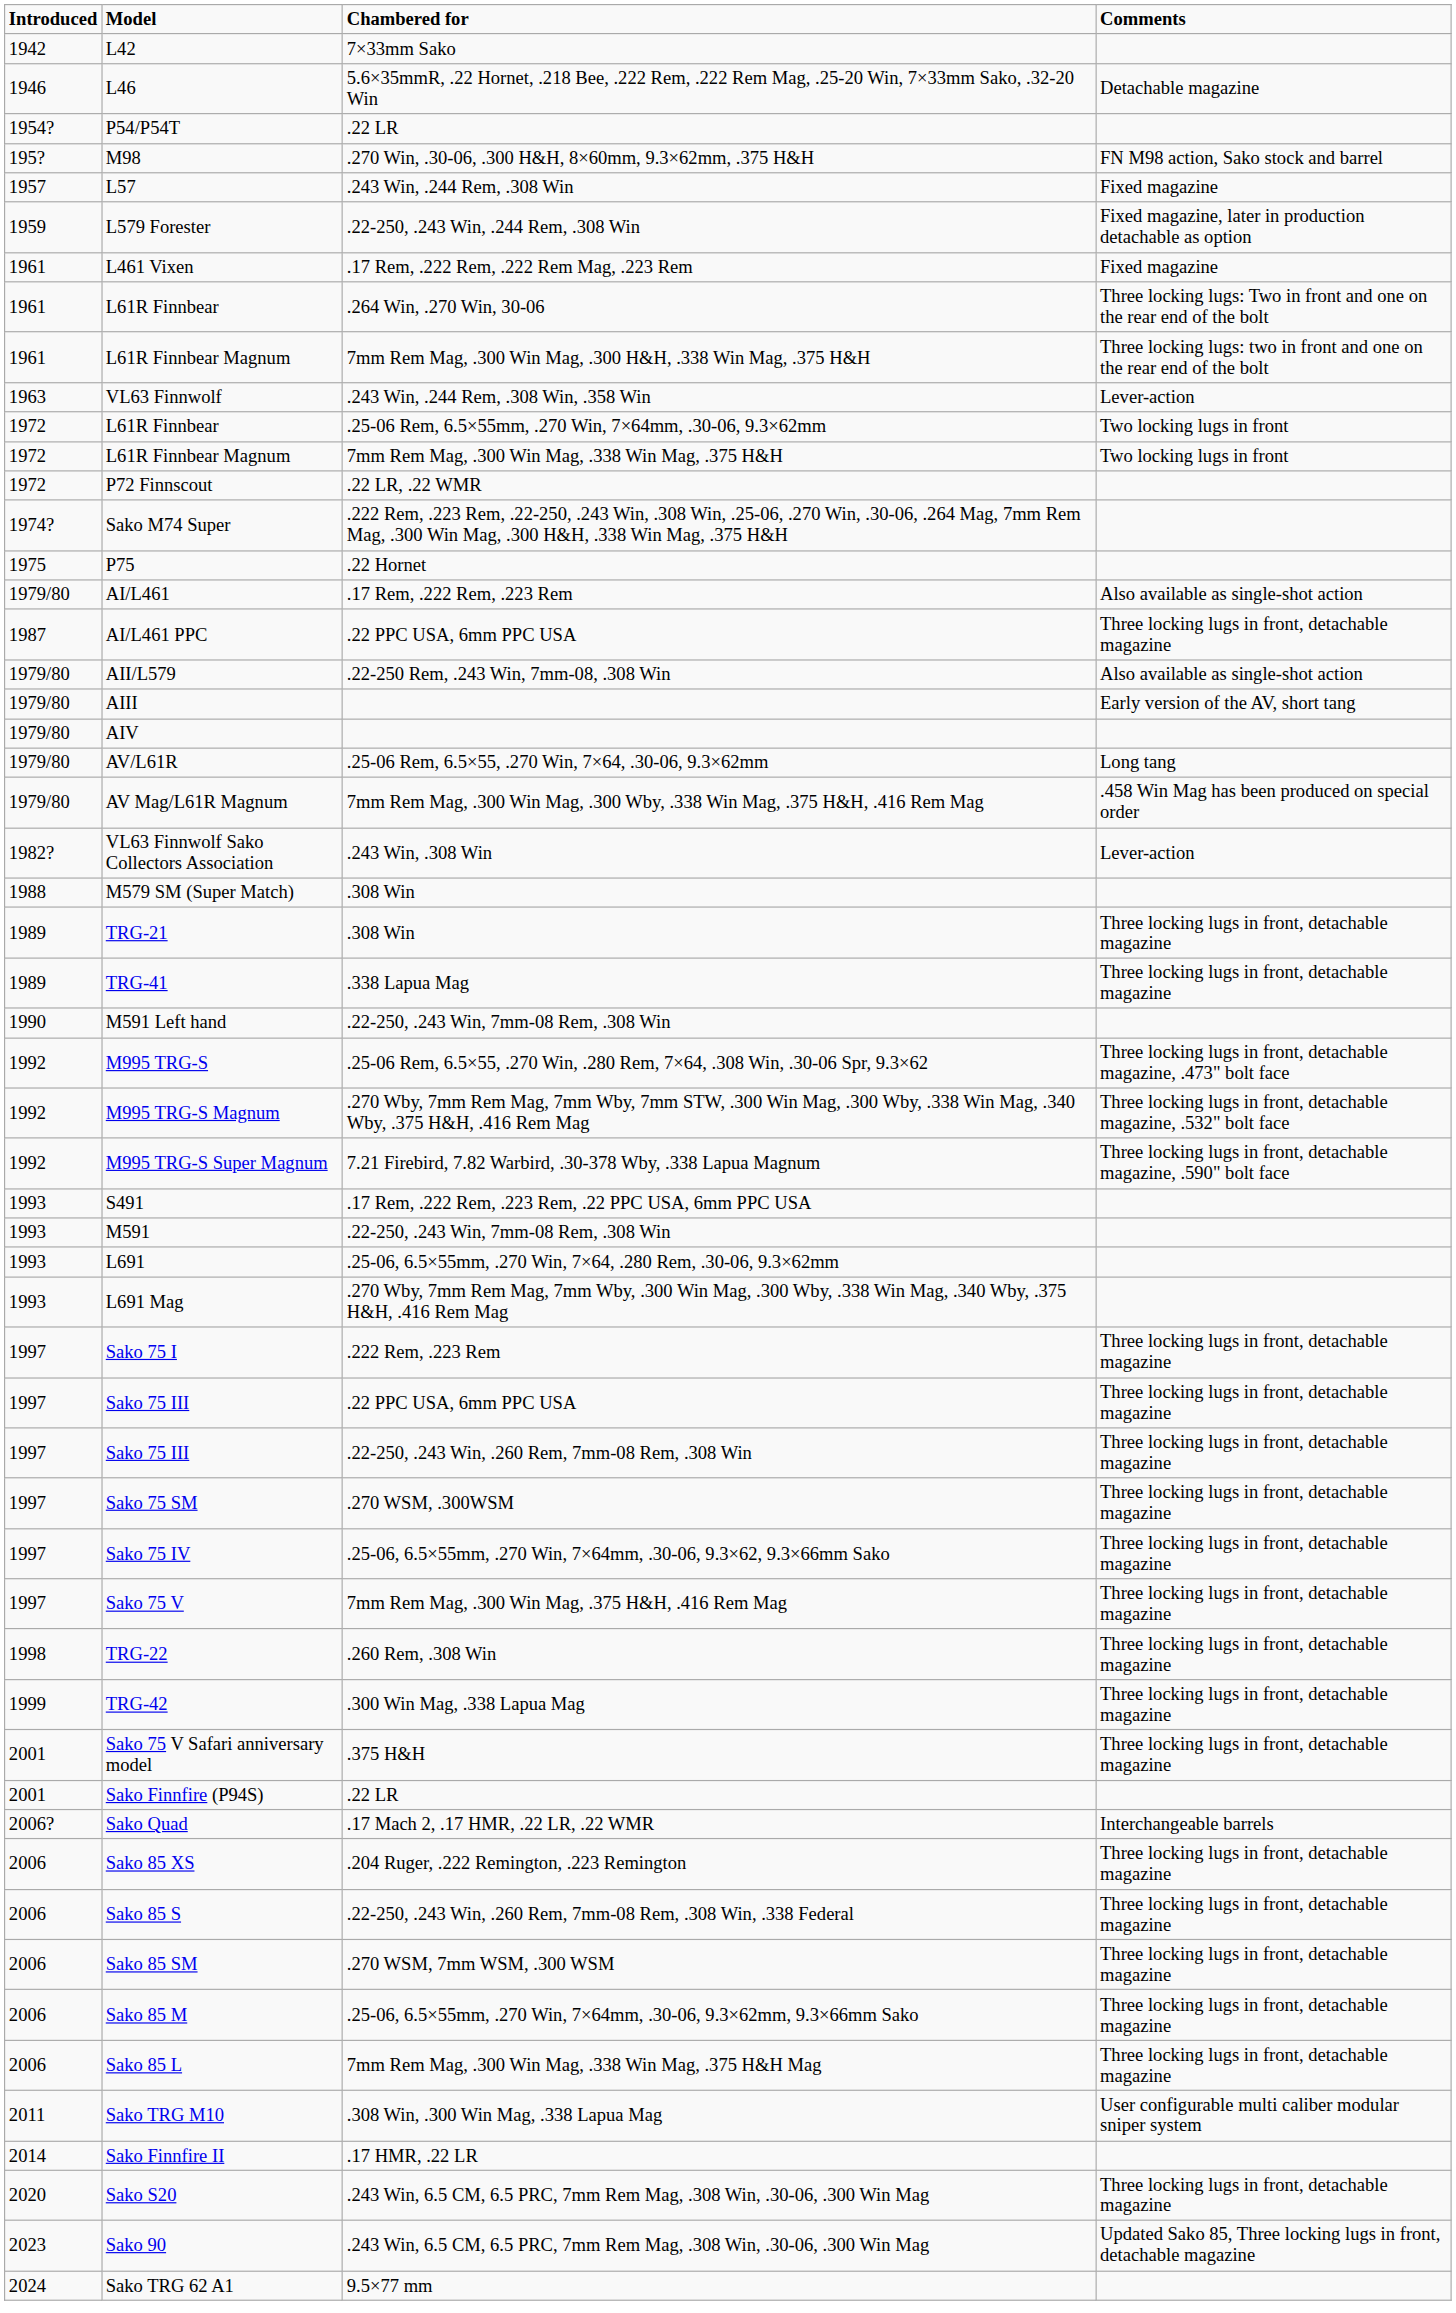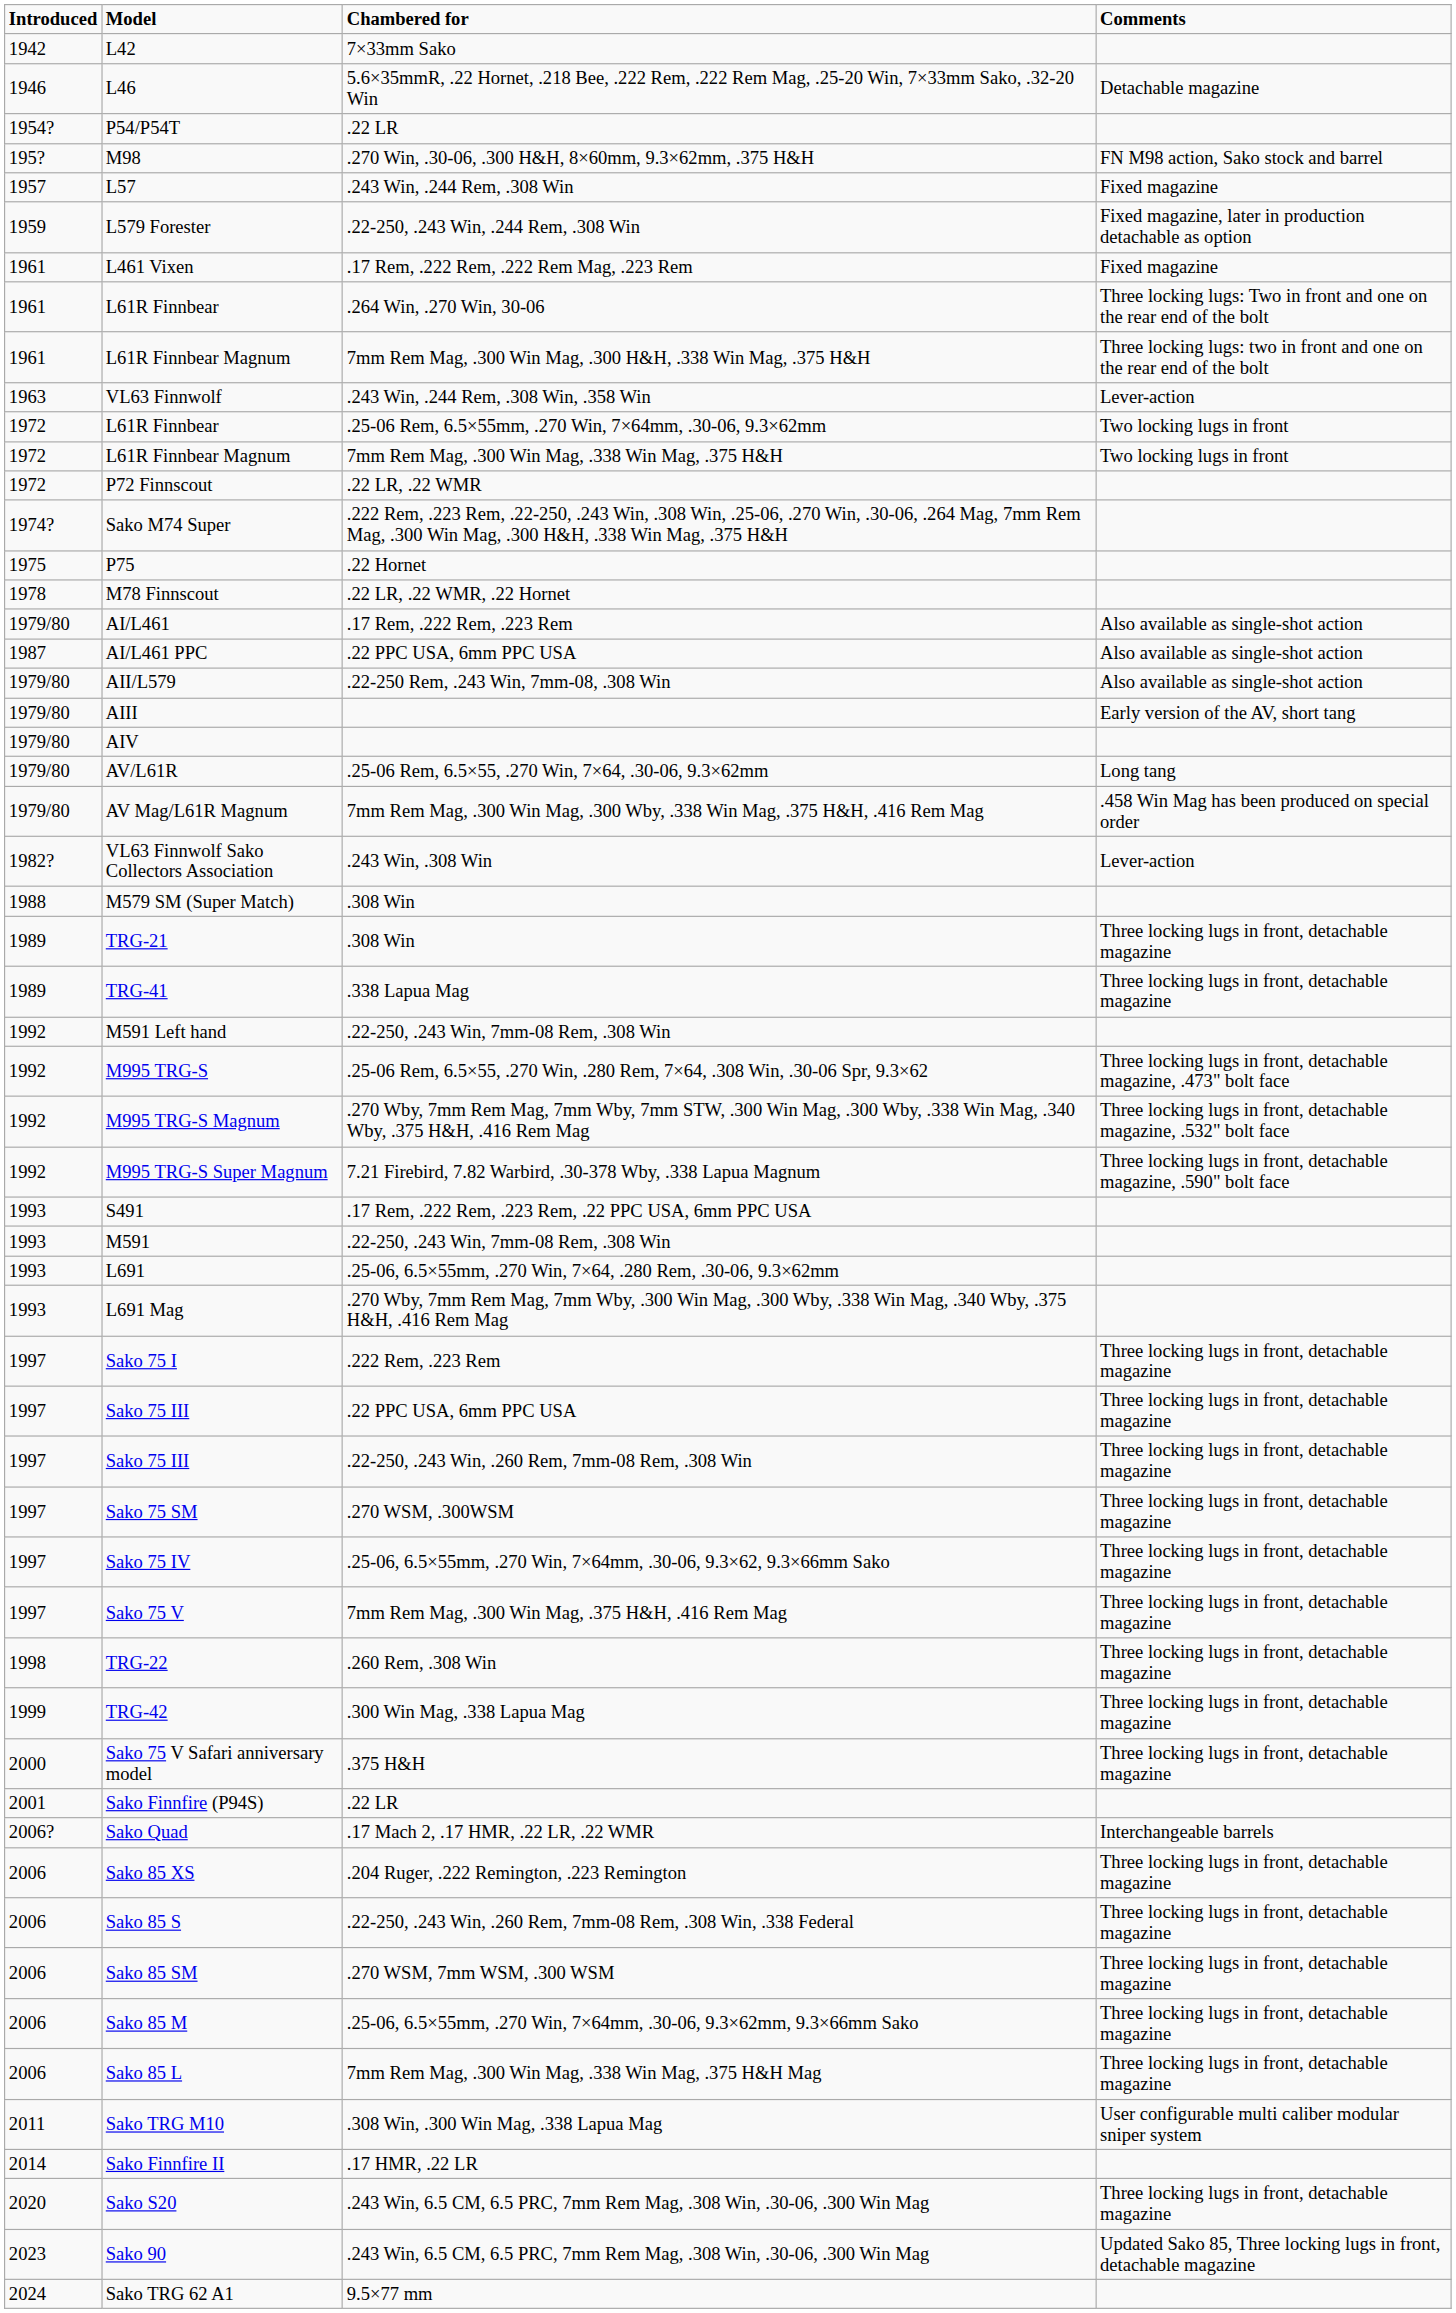+ row: (162, 594)
(1244, 634) Three locking lugs in front, detachable magazine -> (1231, 653) Also available as single-shot action
(27, 1022) 1990 -> (27, 1031) 1992
(27, 1754) 2001 -> (27, 1763) 2000
